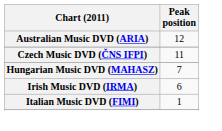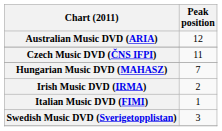(179, 86) 6 -> (198, 86) 2
+ row: (92, 117)
